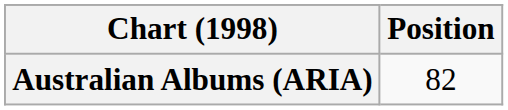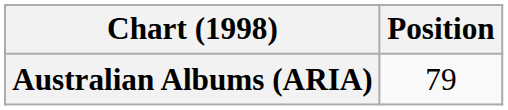(441, 78) 82 -> (441, 78) 79
